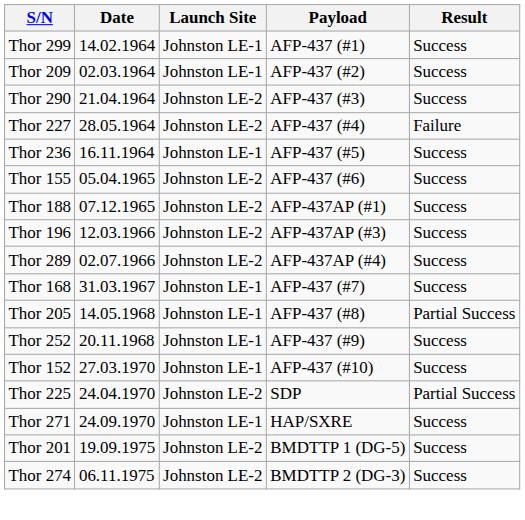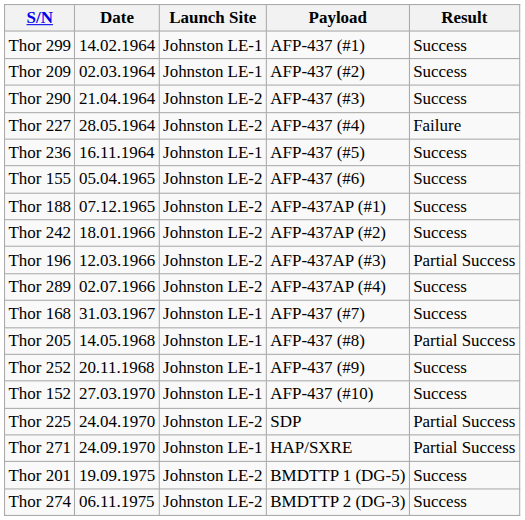+ row: (40, 233)
(440, 233) Success -> (464, 260) Partial Success
(440, 421) Success -> (464, 448) Partial Success
